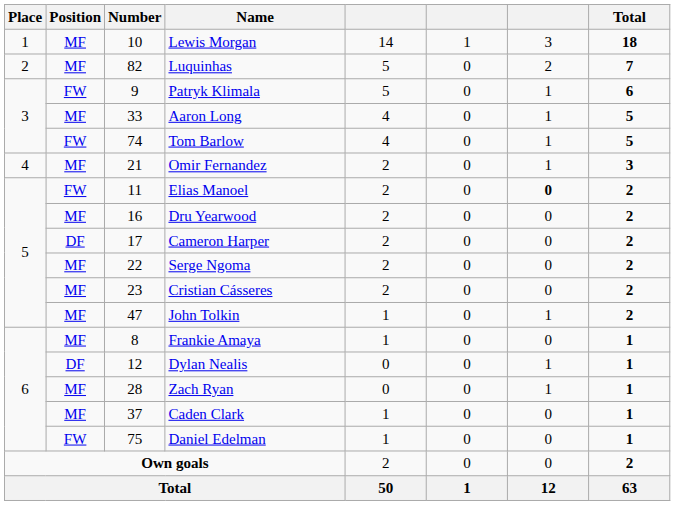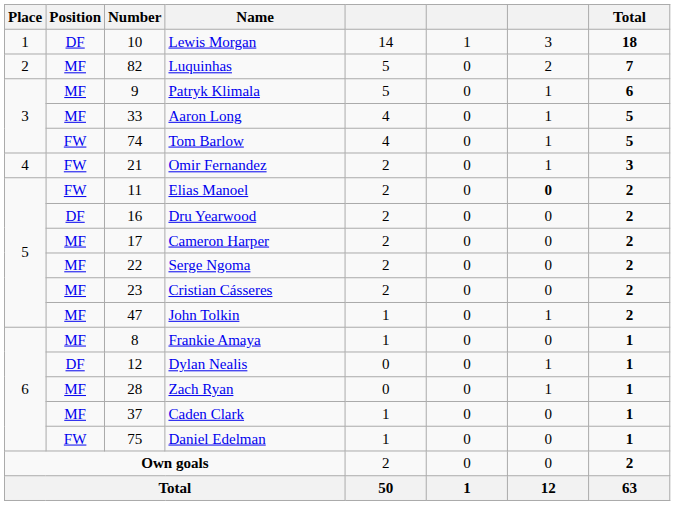(75, 41) MF -> (75, 41) DF
(75, 91) FW -> (75, 91) MF
(75, 165) MF -> (75, 165) FW
(75, 215) MF -> (75, 215) DF
(75, 240) DF -> (75, 240) MF
